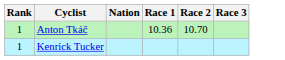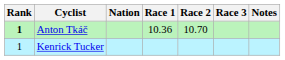+ column: (264, 13)
(19, 30) normal -> (19, 30) bold
